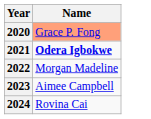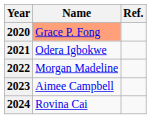+ column: (133, 13)
(74, 50) bold -> (71, 50) normal
